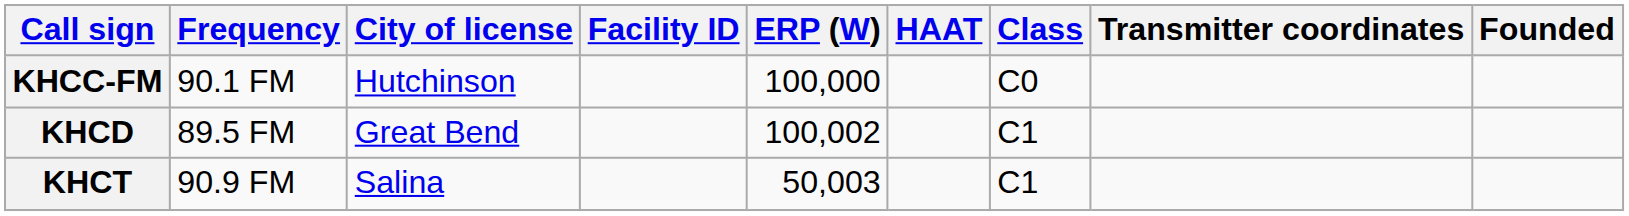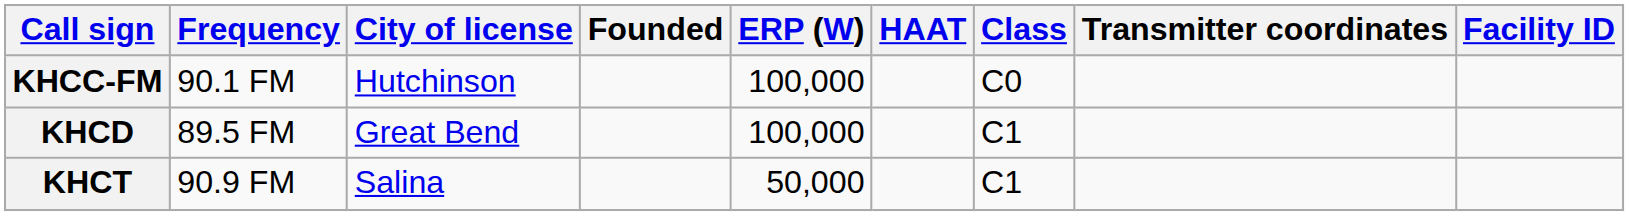columns swapped: (664, 30) <-> (1547, 30)
(823, 132) 100,002 -> (806, 132) 100,000
(831, 183) 50,003 -> (815, 183) 50,000
